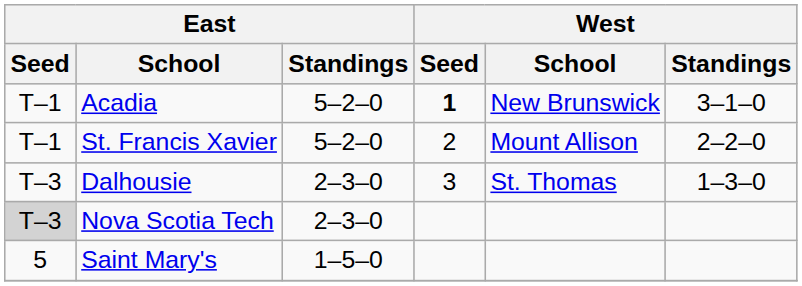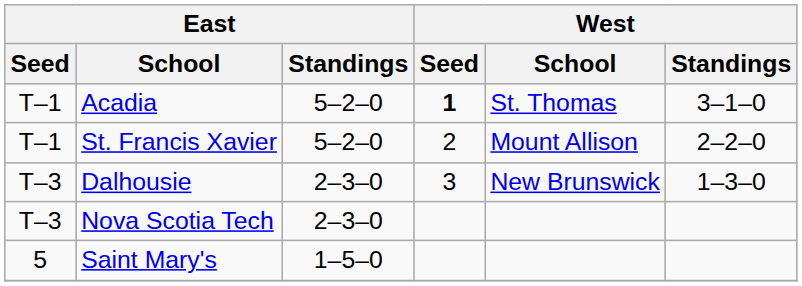(575, 102) New Brunswick -> (554, 102) St. Thomas
(554, 181) St. Thomas -> (575, 181) New Brunswick
(40, 220) lightgrey background -> (40, 220) no background
